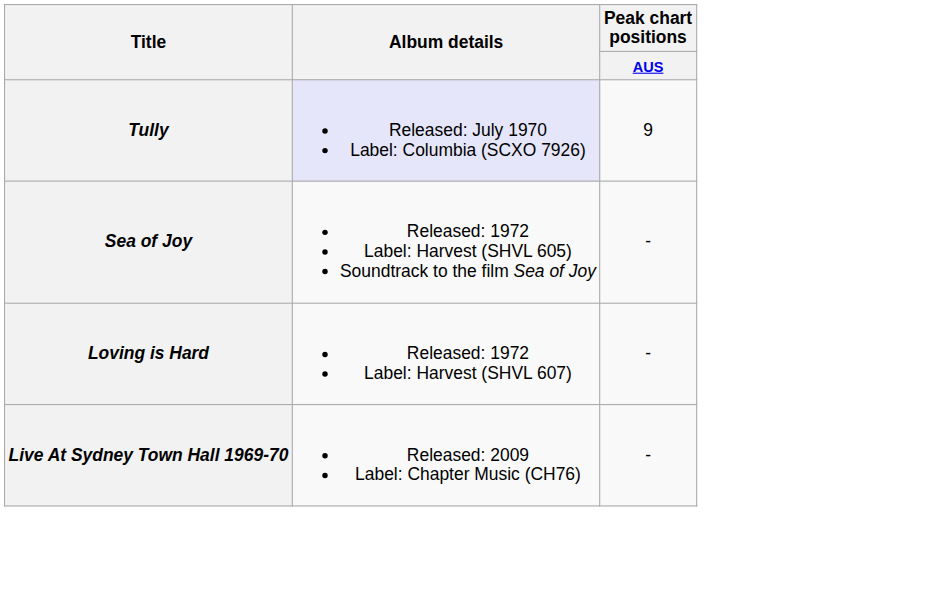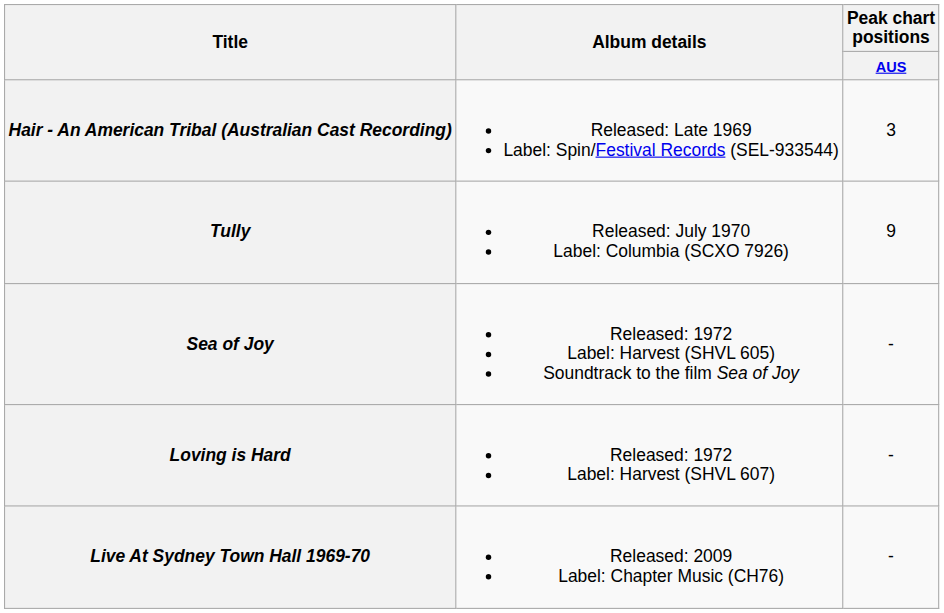+ row: (230, 130)
(446, 140) lavender background -> (649, 242) no background
